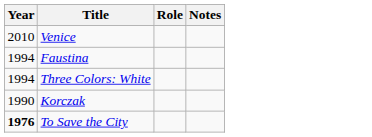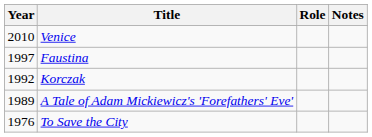(21, 57) 1994 -> (21, 57) 1997
- row: (96, 79)
(21, 100) 1990 -> (21, 79) 1992
+ row: (167, 100)
(21, 121) bold -> (21, 121) normal
